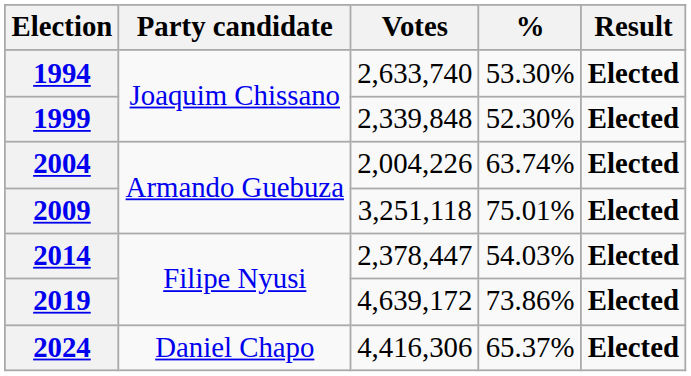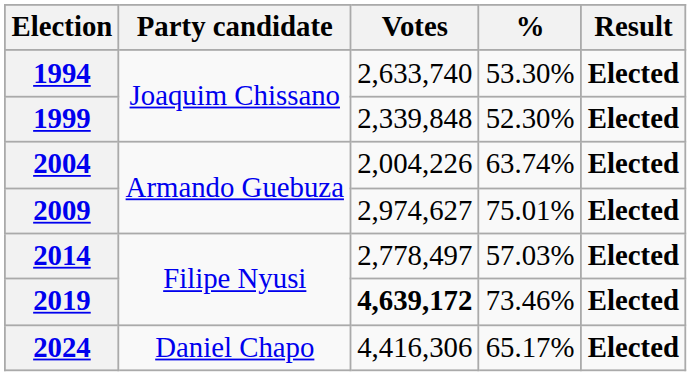(415, 210) 3,251,118 -> (415, 210) 2,974,627
(415, 255) 2,378,447 -> (415, 255) 2,778,497
(530, 255) 54.03% -> (530, 255) 57.03%
(415, 301) normal -> (415, 301) bold
(530, 301) 73.86% -> (530, 301) 73.46%
(530, 347) 65.37% -> (530, 347) 65.17%
